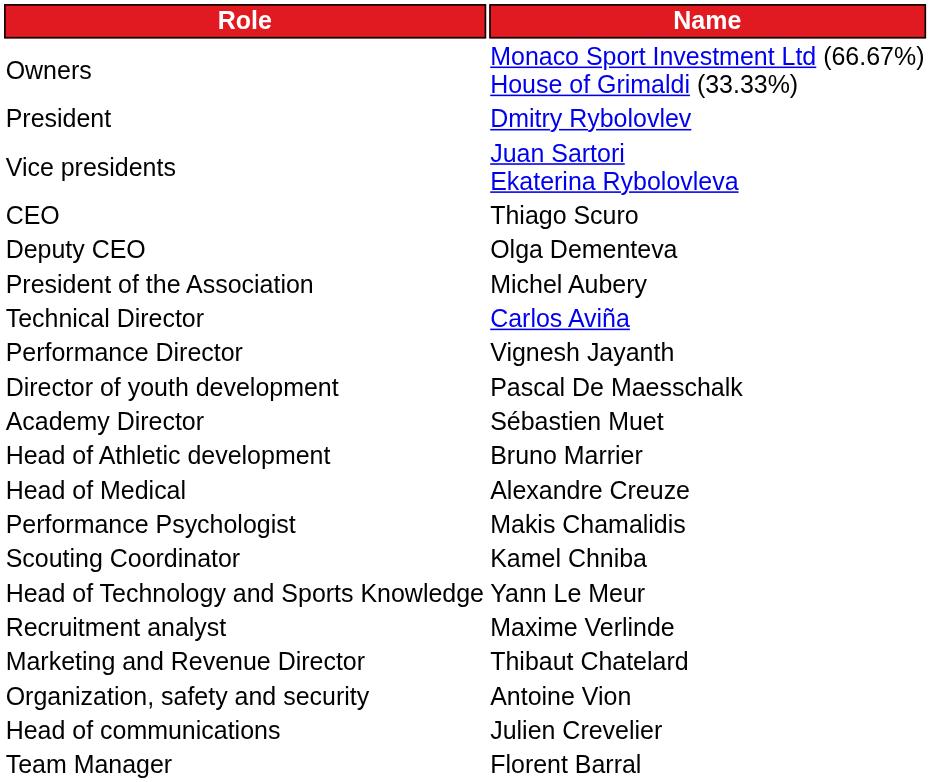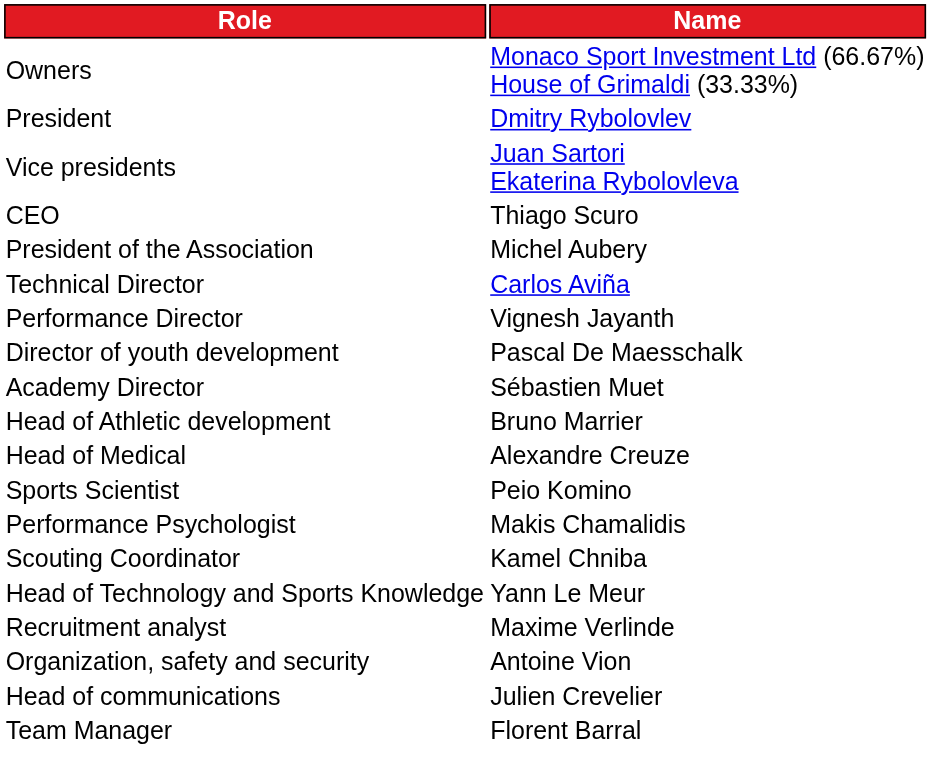- row: (76, 250)
+ row: (92, 490)
- row: (185, 662)
